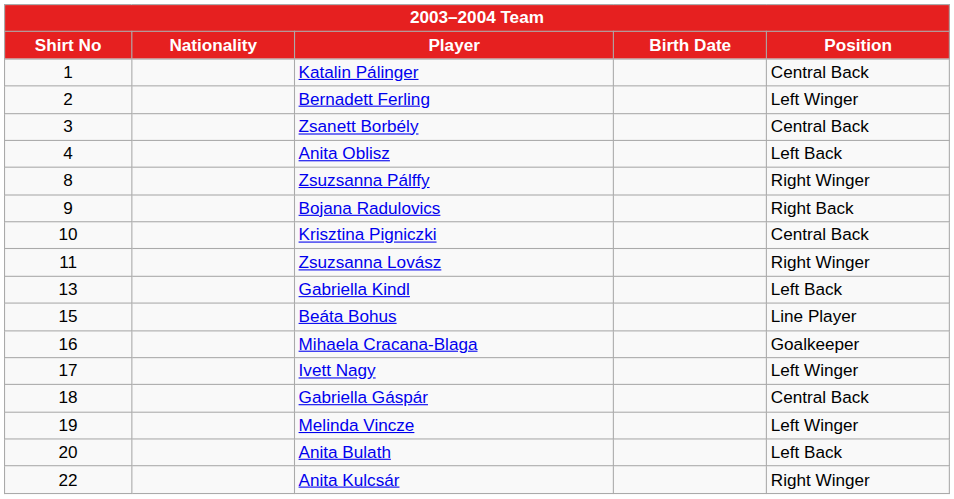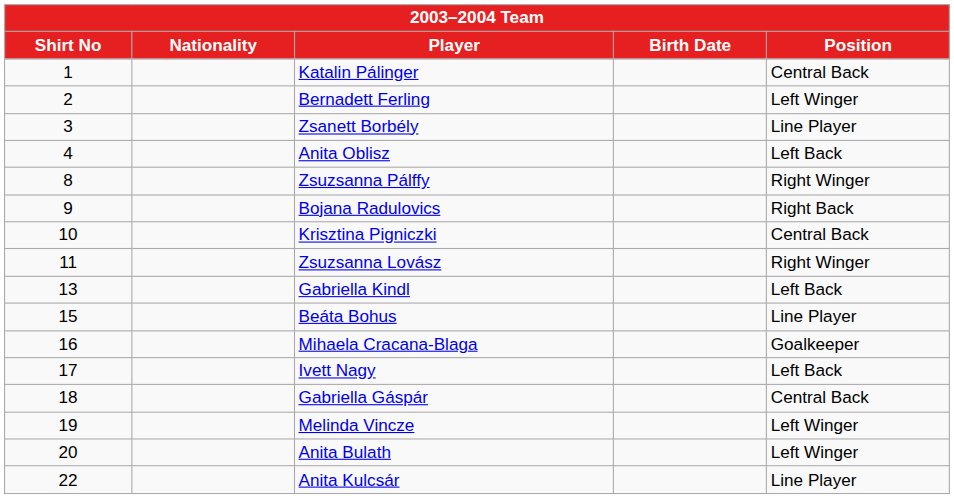(820, 126) Central Back -> (814, 126) Line Player
(815, 371) Left Winger -> (806, 371) Left Back
(806, 452) Left Back -> (815, 452) Left Winger
(820, 479) Right Winger -> (814, 479) Line Player
